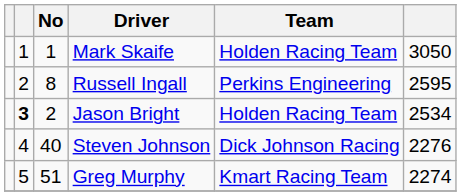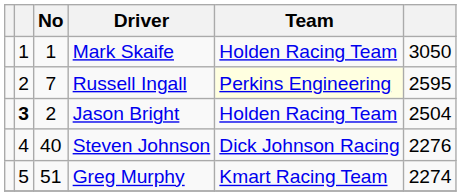(51, 82) 8 -> (51, 82) 7
(305, 82) no background -> (305, 82) lightyellow background
(430, 114) 2534 -> (430, 114) 2504
